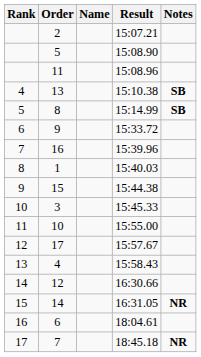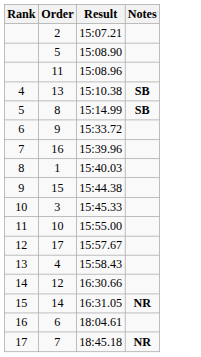- column: (94, 14)
